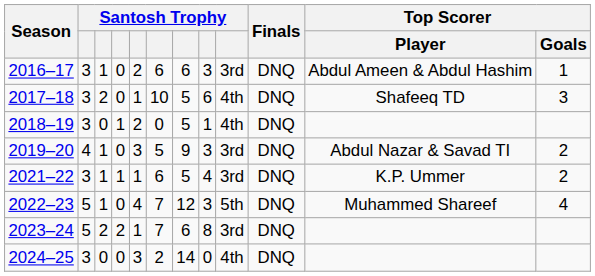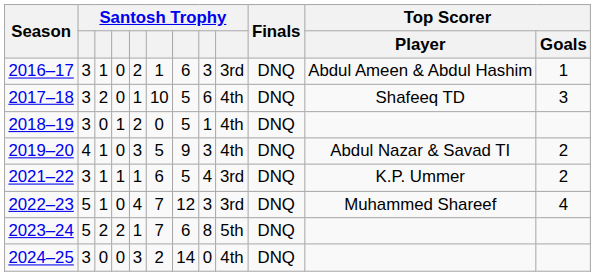(159, 71) 6 -> (159, 71) 1
(232, 151) 3rd -> (232, 151) 4th
(232, 204) 5th -> (232, 204) 3rd
(232, 230) 3rd -> (232, 230) 5th
